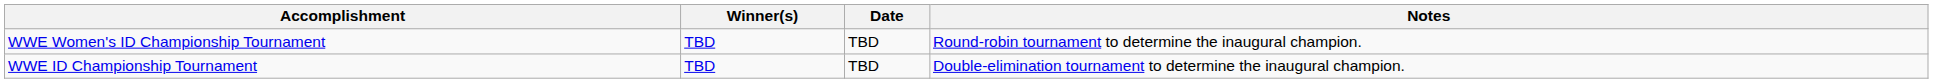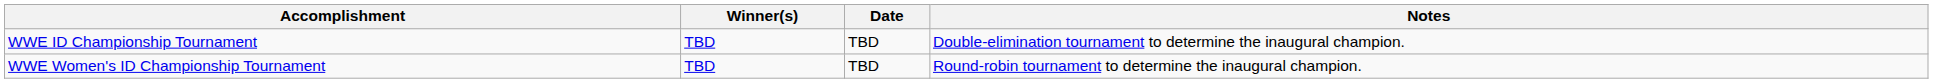rows swapped: (167, 41) <-> (133, 66)
